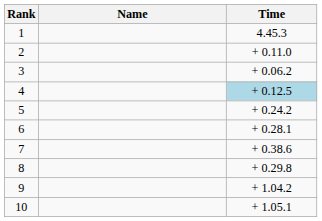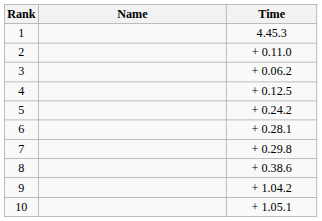(272, 91) lightblue background -> (272, 91) no background
(272, 149) + 0.38.6 -> (272, 149) + 0.29.8
(272, 168) + 0.29.8 -> (272, 168) + 0.38.6
